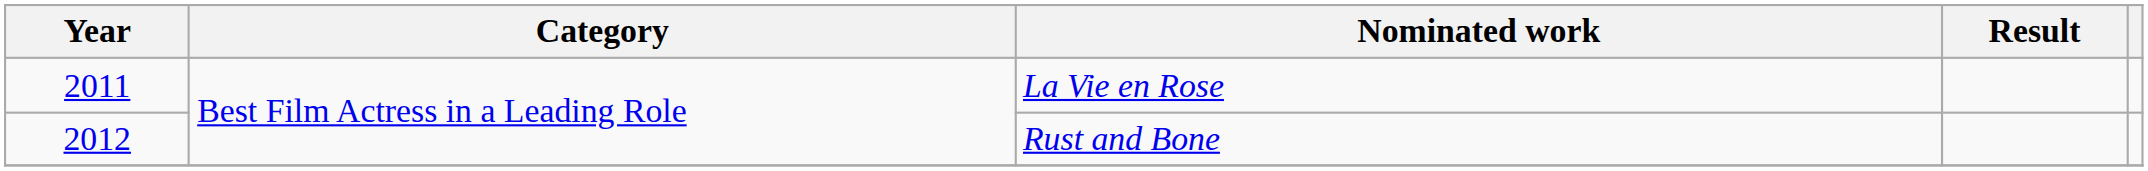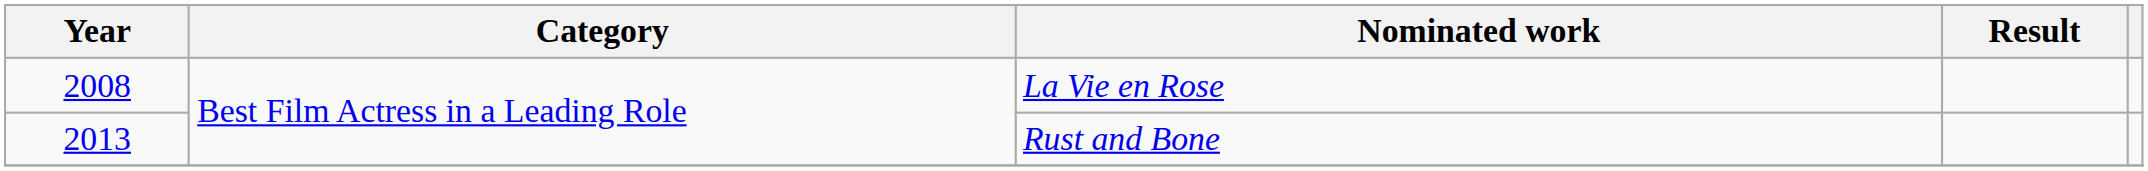(97, 84) 2011 -> (97, 84) 2008
(97, 138) 2012 -> (97, 138) 2013
